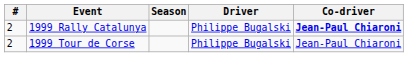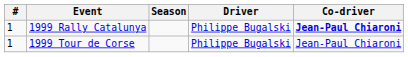(10, 28) 2 -> (10, 28) 1
(10, 44) 2 -> (10, 44) 1
